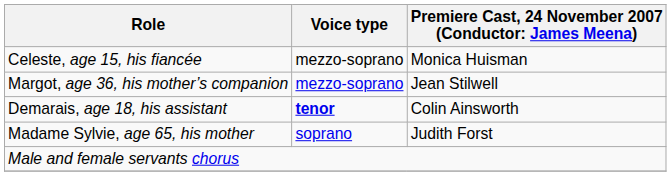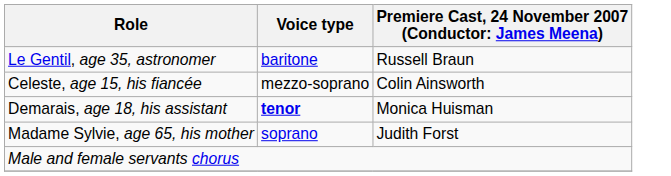+ row: (112, 59)
(469, 59) Monica Huisman -> (430, 84) Colin Ainsworth
- row: (148, 84)
(465, 109) Colin Ainsworth -> (435, 109) Monica Huisman
